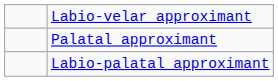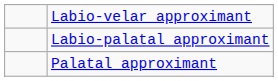rows swapped: (160, 64) <-> (134, 40)
